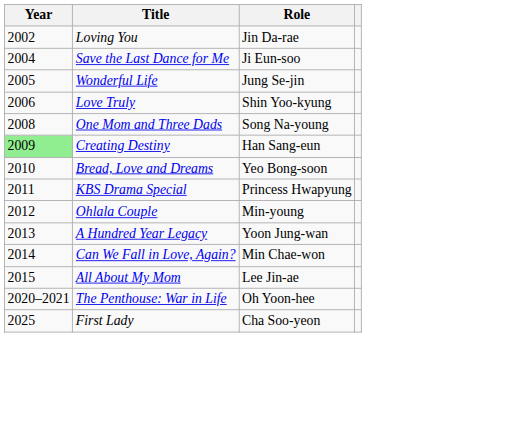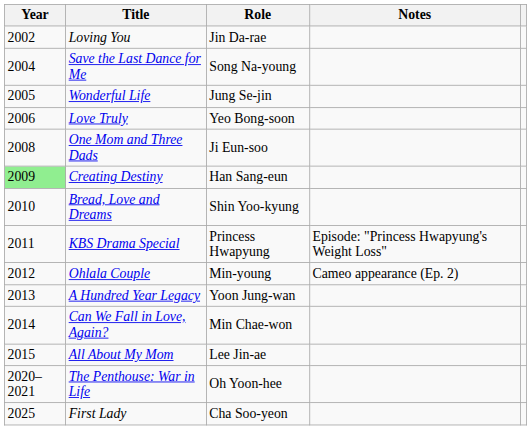+ column: (415, 15)
(271, 59) Ji Eun-soo -> (253, 66) Song Na-young
(287, 102) Shin Yoo-kyung -> (252, 118) Yeo Bong-soon
(285, 124) Song Na-young -> (239, 147) Ji Eun-soo
(285, 168) Yeo Bong-soon -> (254, 206) Shin Yoo-kyung
